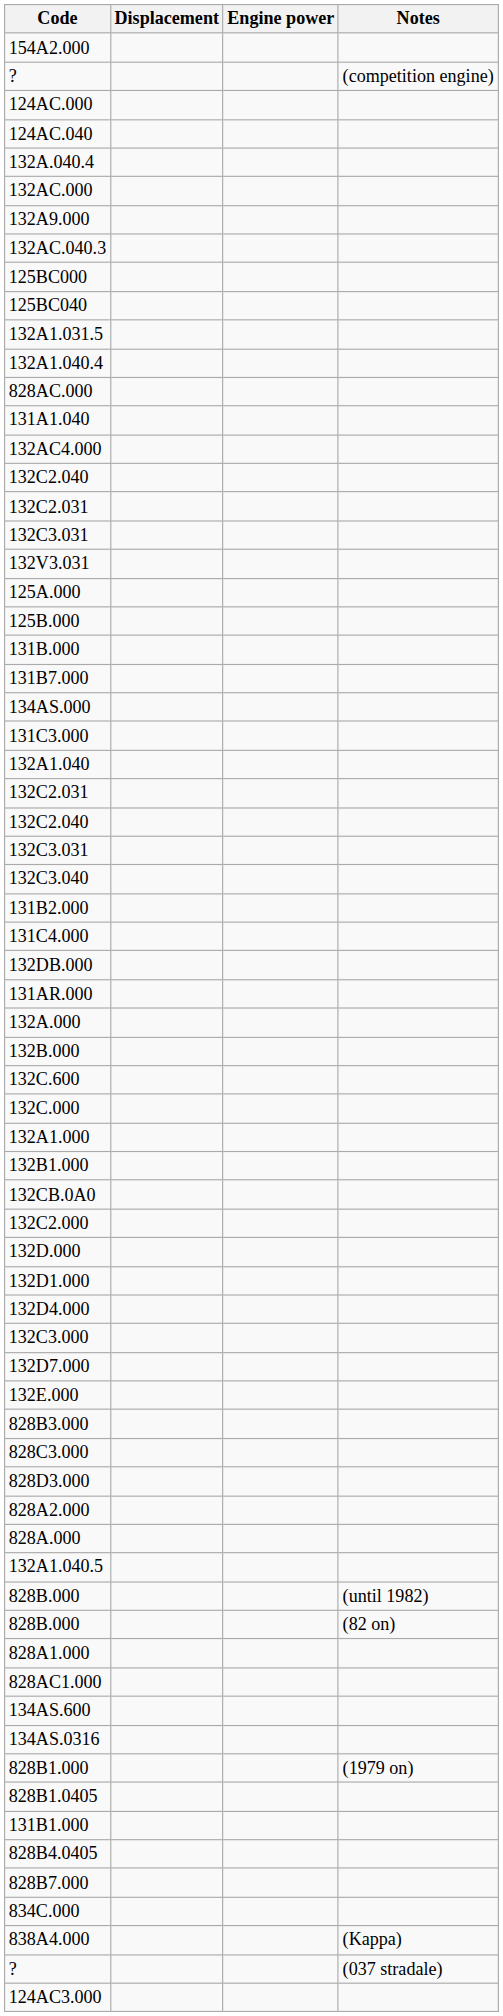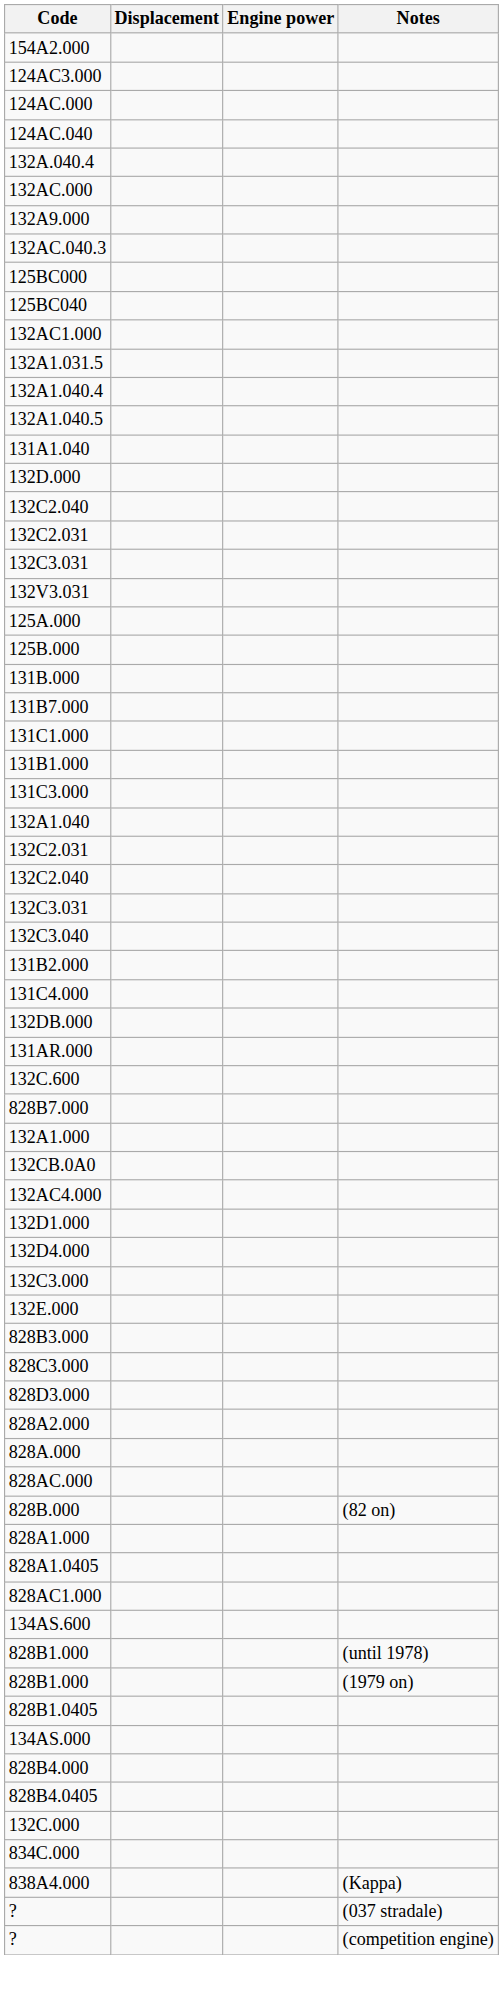rows swapped: (55, 1997) <-> (13, 76)
+ row: (55, 334)
rows swapped: (56, 1567) <-> (51, 391)
rows swapped: (55, 448) <-> (45, 1251)
+ row: (49, 735)
rows swapped: (49, 1825) <-> (50, 707)
- row: (45, 1022)
- row: (44, 1051)
rows swapped: (44, 1108) <-> (49, 1882)
- row: (49, 1165)
- row: (49, 1223)
- row: (49, 1366)
- row: (44, 1595)
+ row: (54, 1567)
- row: (54, 1739)
+ row: (49, 1653)
+ row: (49, 1767)
